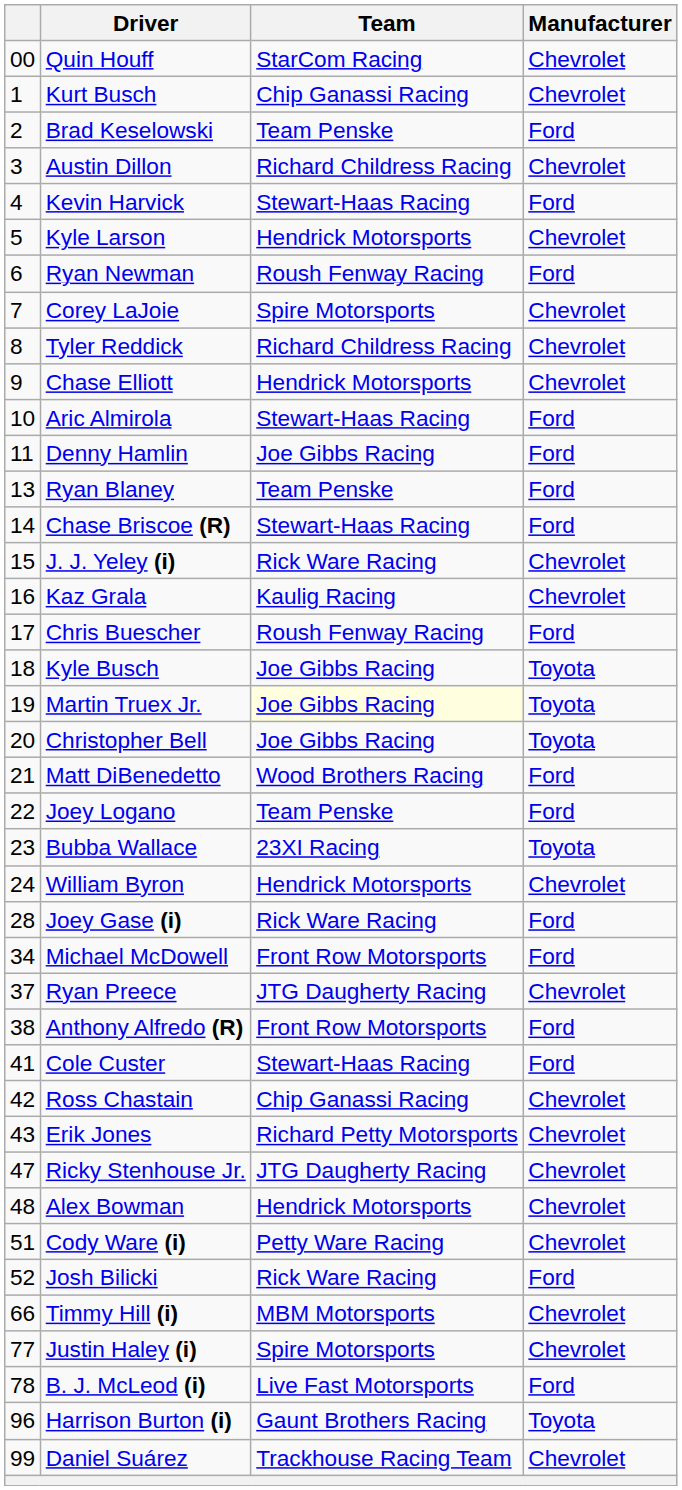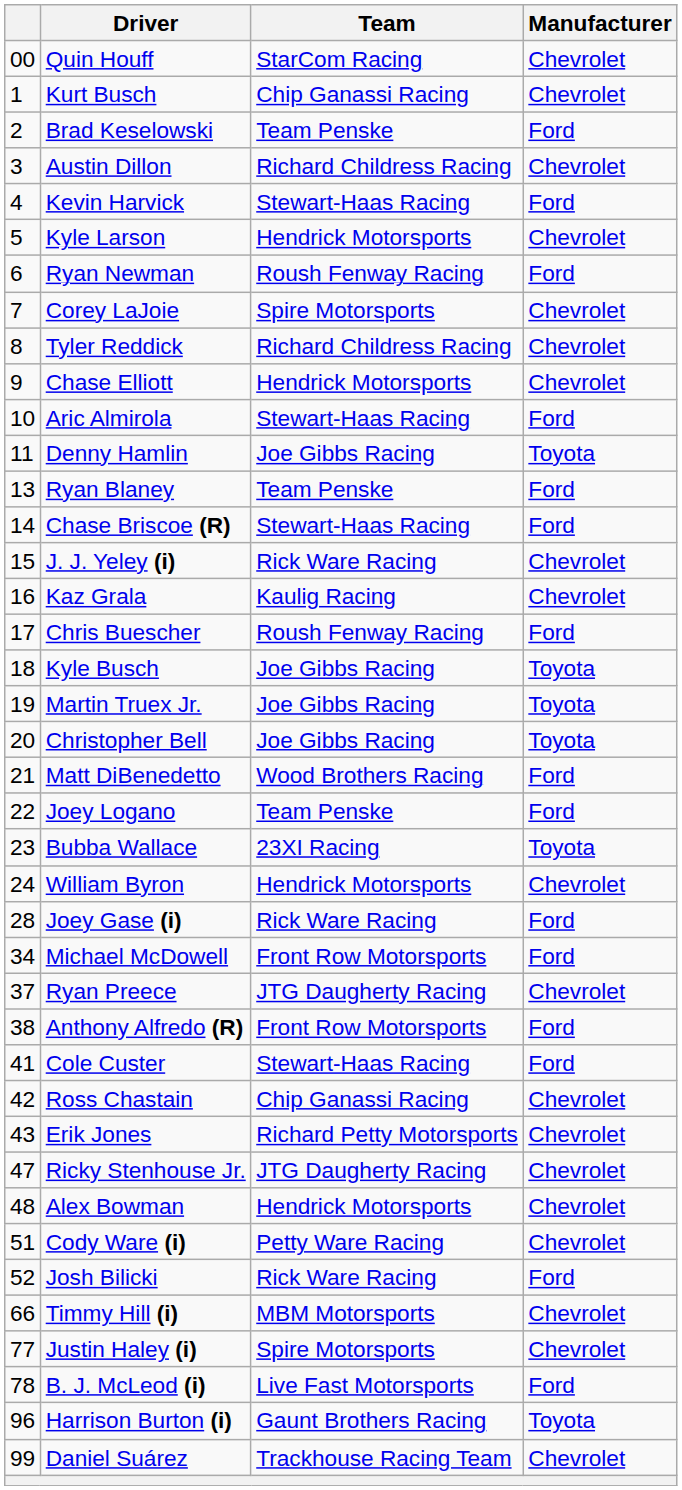(552, 453) Ford -> (562, 453) Toyota
(346, 704) lightyellow background -> (346, 704) no background
